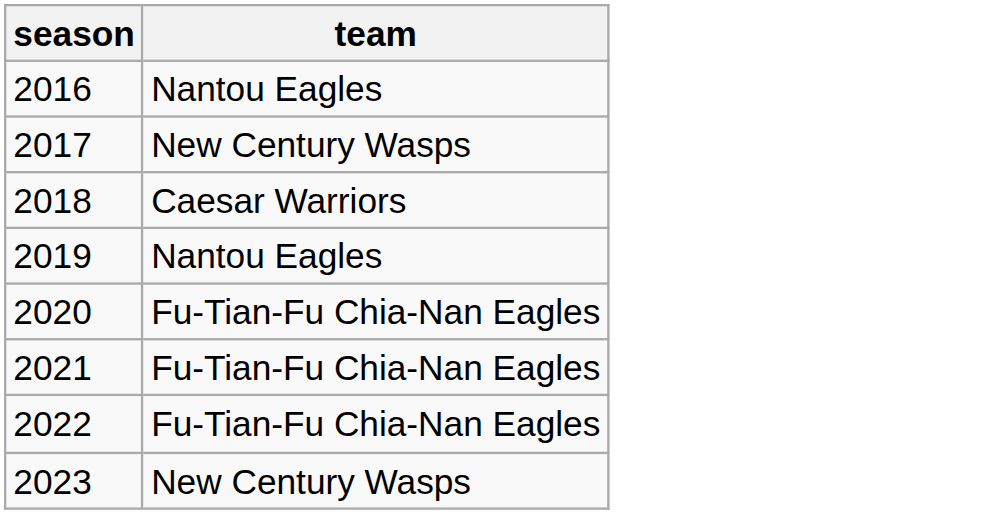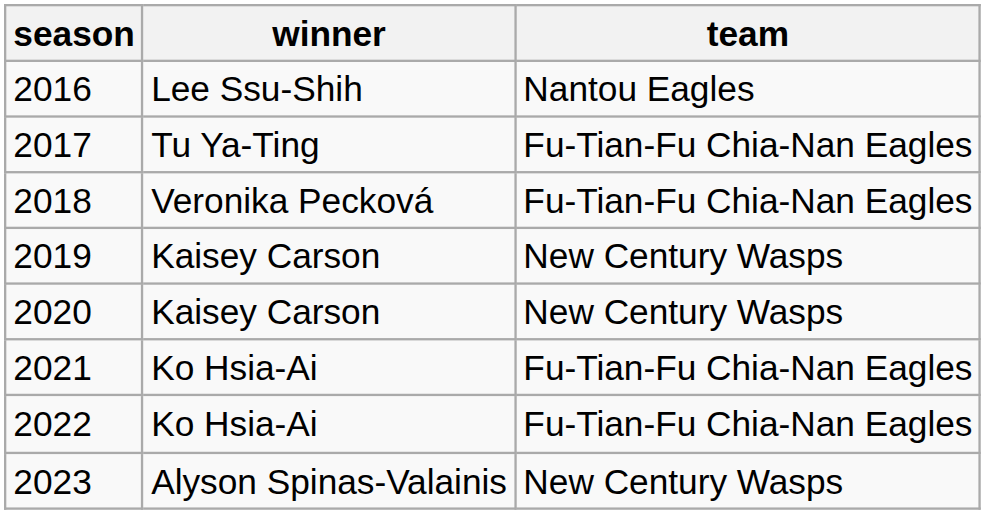+ column: (329, 33)
(311, 145) New Century Wasps -> (748, 145) Fu-Tian-Fu Chia-Nan Eagles
(279, 201) Caesar Warriors -> (748, 201) Fu-Tian-Fu Chia-Nan Eagles
(267, 257) Nantou Eagles -> (683, 257) New Century Wasps
(376, 312) Fu-Tian-Fu Chia-Nan Eagles -> (683, 312) New Century Wasps
